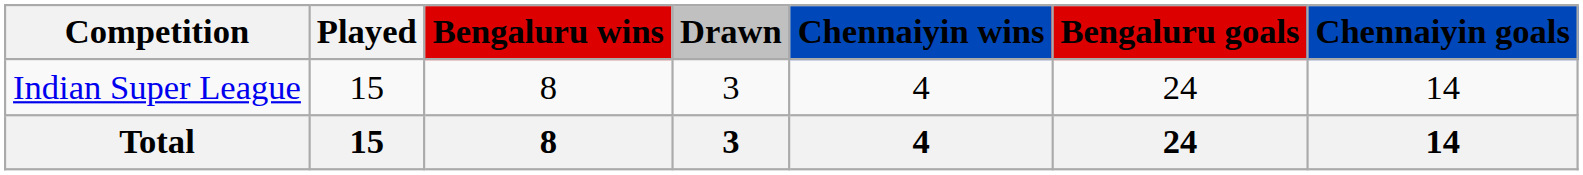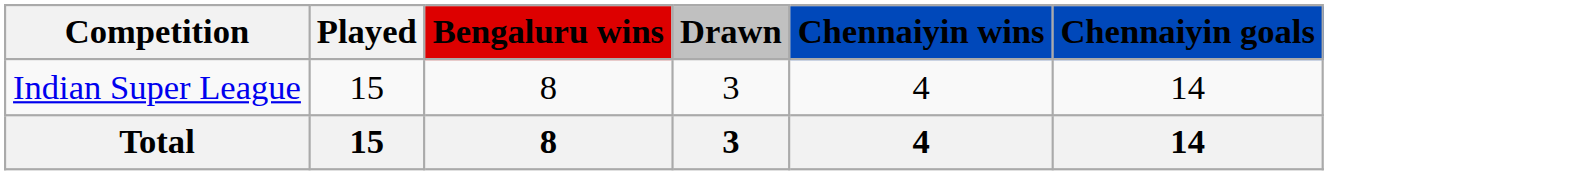- column: (1180, 31)
